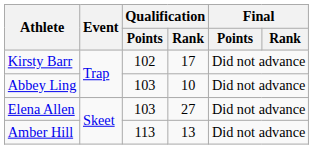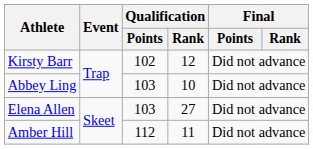(188, 62) 17 -> (188, 62) 12
(145, 132) 113 -> (145, 132) 112
(188, 132) 13 -> (188, 132) 11
